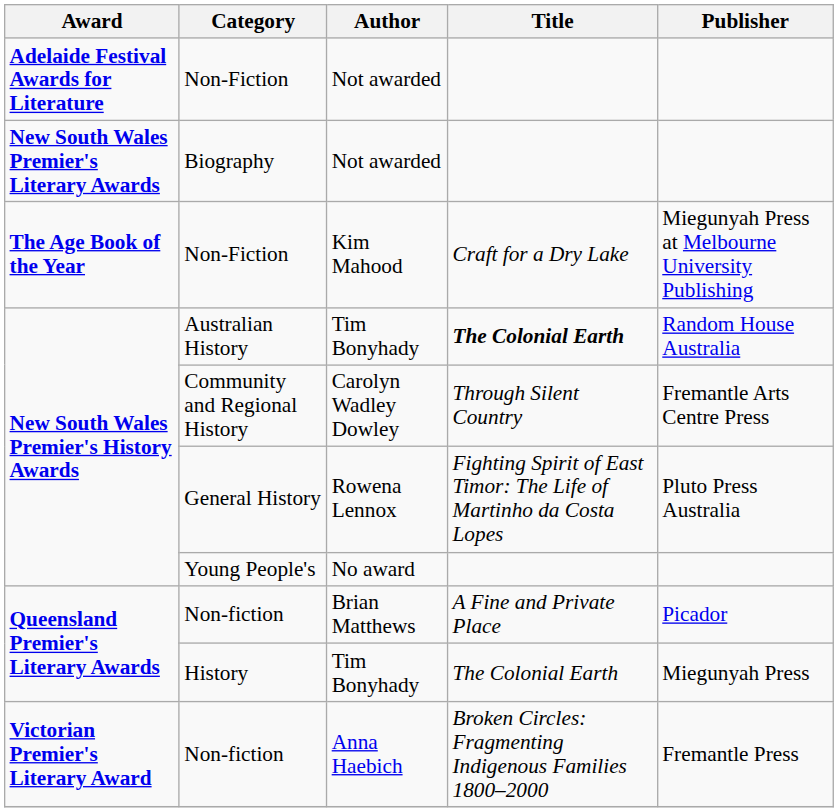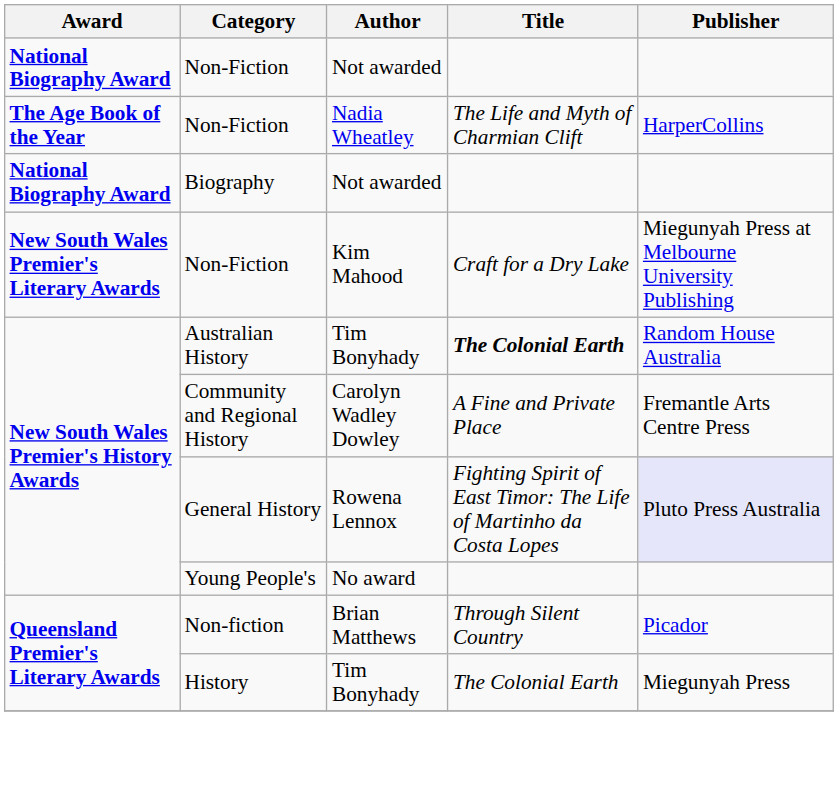(88, 79) Adelaide Festival Awards for Literature -> (90, 67) National Biography Award
+ row: (237, 124)
(89, 160) New South Wales Premier's Literary Awards -> (90, 182) National Biography Award
(85, 254) The Age Book of the Year -> (89, 264) New South Wales Premier's Literary Awards
(516, 405) Through Silent Country -> (534, 415) A Fine and Private Place
(710, 499) no background -> (732, 508) lavender background
(534, 614) A Fine and Private Place -> (516, 624) Through Silent Country
- row: (234, 753)
